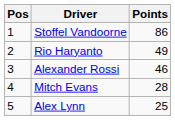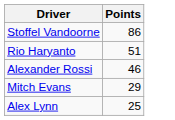- column: (18, 13)
(161, 50) 49 -> (134, 50) 51
(161, 87) 28 -> (134, 87) 29
